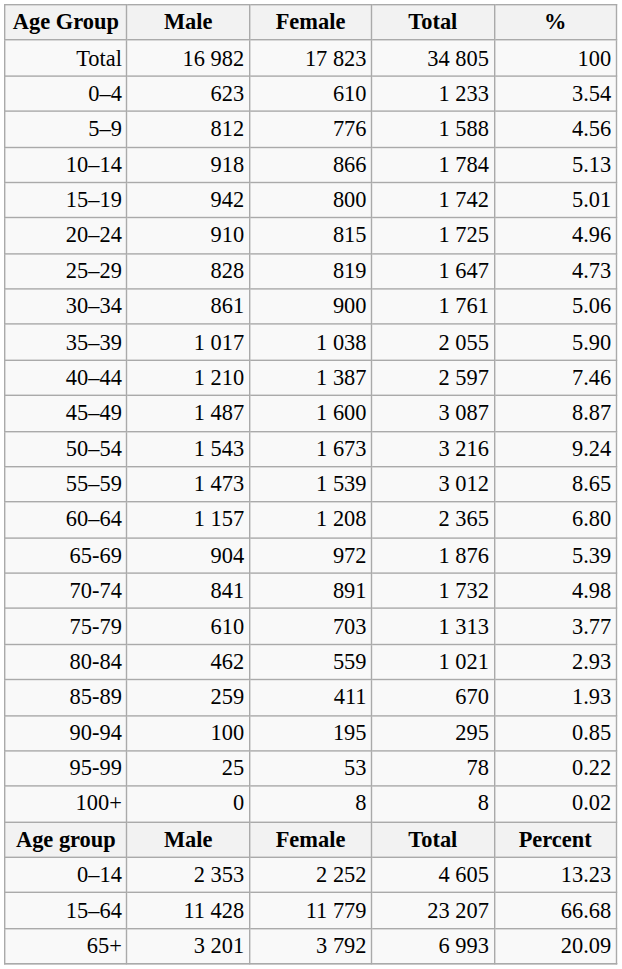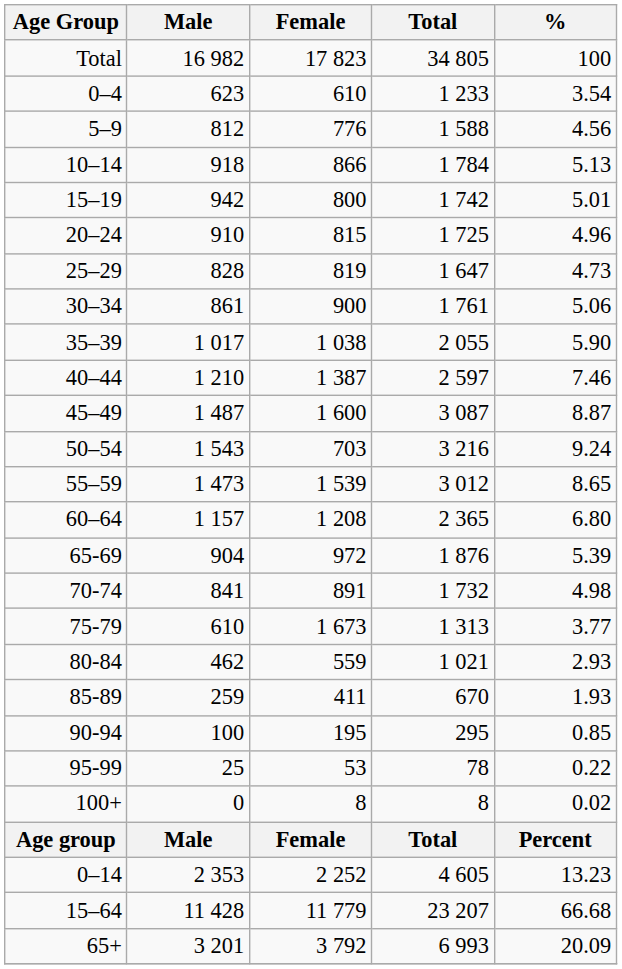(341, 448) 1 673 -> (350, 448) 703
(350, 626) 703 -> (341, 626) 1 673
